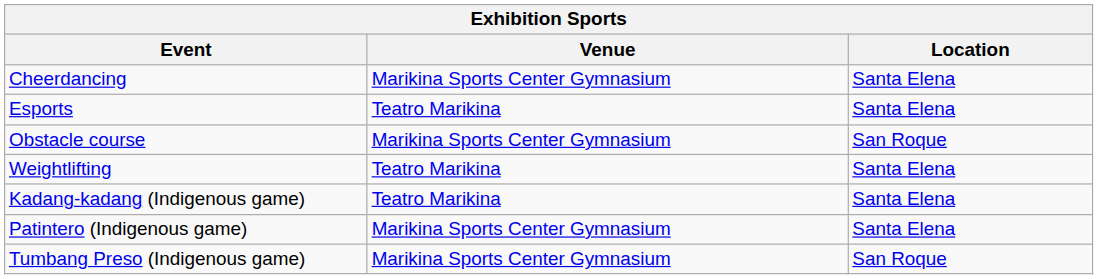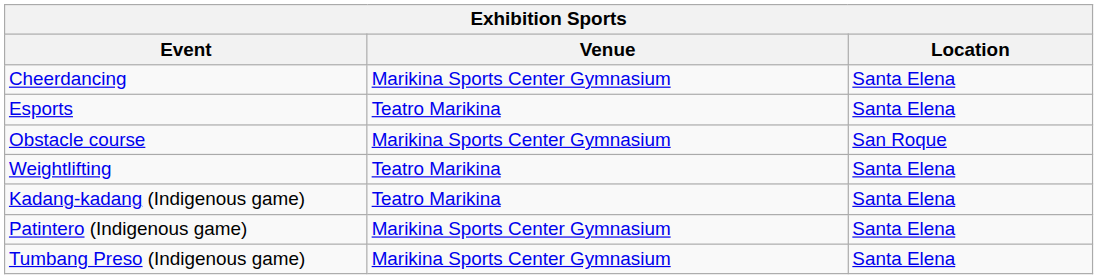(900, 259) San Roque -> (904, 259) Santa Elena
